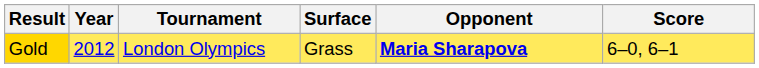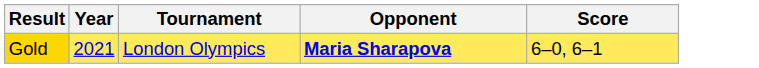- column: (338, 19)
(94, 48) 2012 -> (94, 48) 2021
